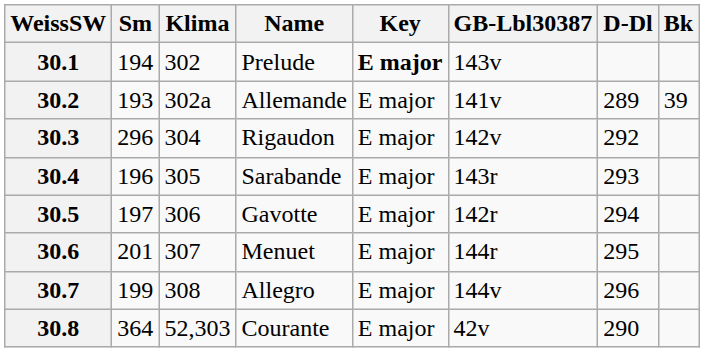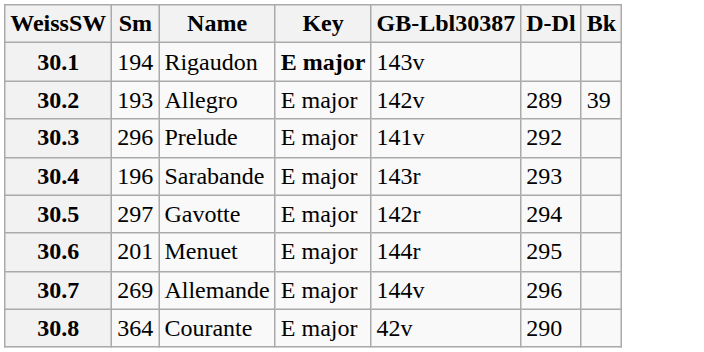- column: (197, 23)
(278, 61) Prelude -> (211, 61) Rigaudon
(294, 99) Allemande -> (201, 99) Allegro
(478, 99) 141v -> (401, 99) 142v
(288, 137) Rigaudon -> (201, 137) Prelude
(478, 137) 142v -> (401, 137) 141v
(135, 213) 197 -> (135, 213) 297
(135, 289) 199 -> (135, 289) 269
(278, 289) Allegro -> (217, 289) Allemande
